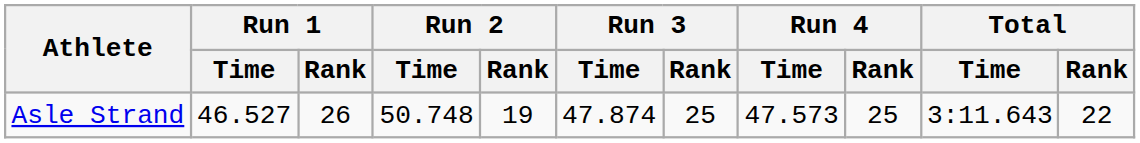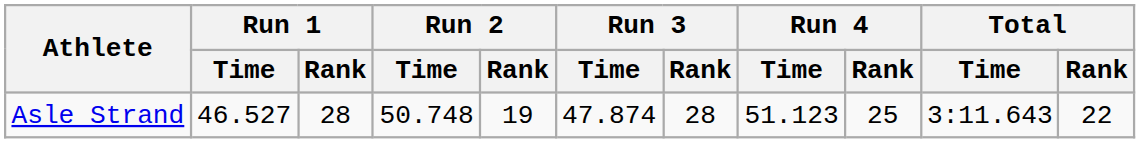(335, 115) 26 -> (335, 115) 28
(700, 115) 25 -> (700, 115) 28
(792, 115) 47.573 -> (792, 115) 51.123
